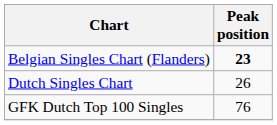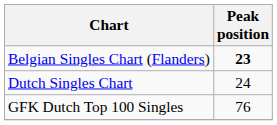(243, 82) 26 -> (243, 82) 24
